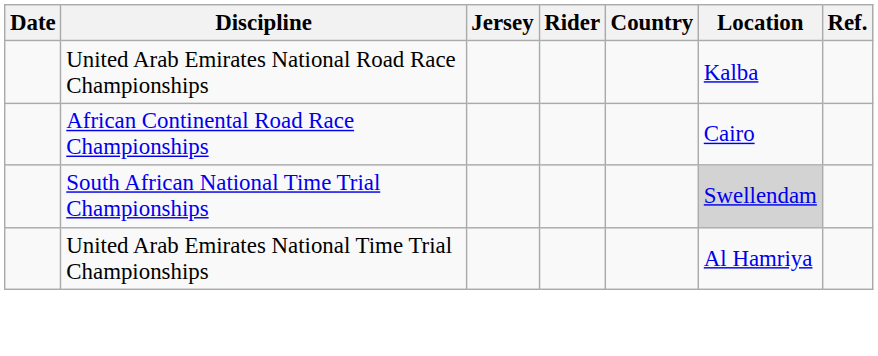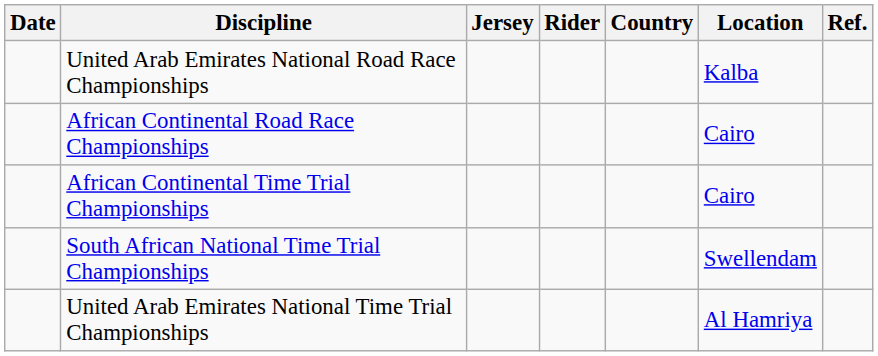+ row: (208, 195)
(760, 195) lightgrey background -> (760, 257) no background
